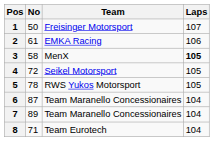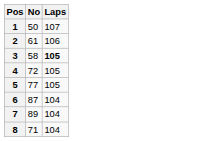- column: (113, 12)
(33, 85) 78 -> (33, 85) 77
